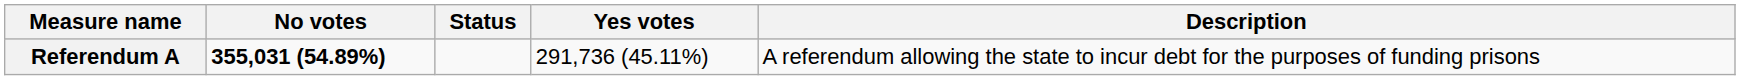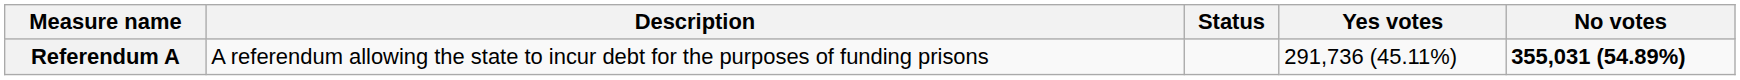columns swapped: (1246, 21) <-> (321, 21)
